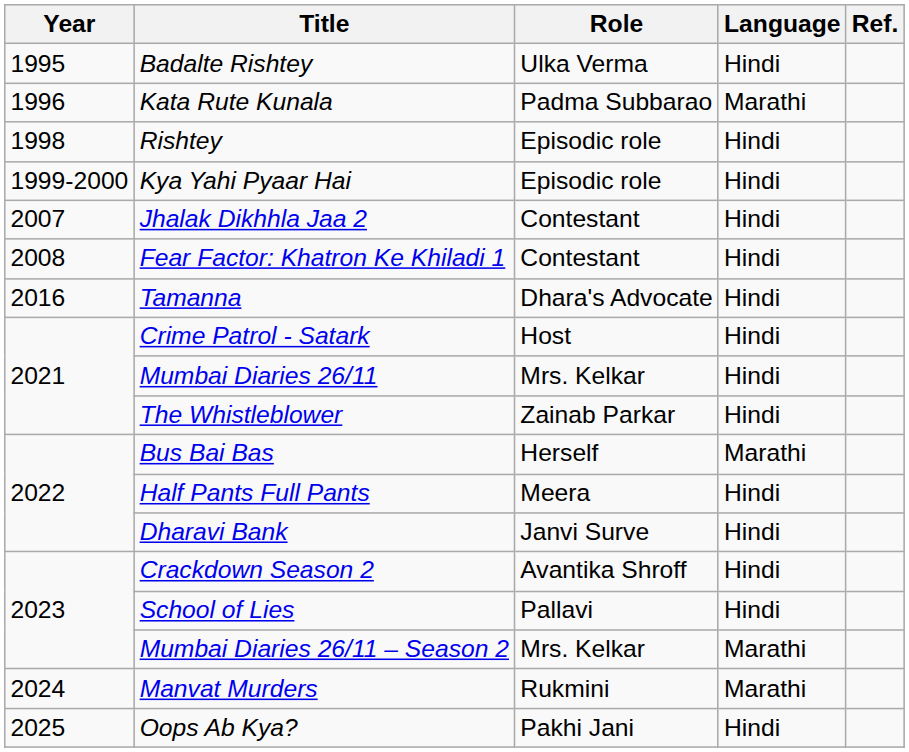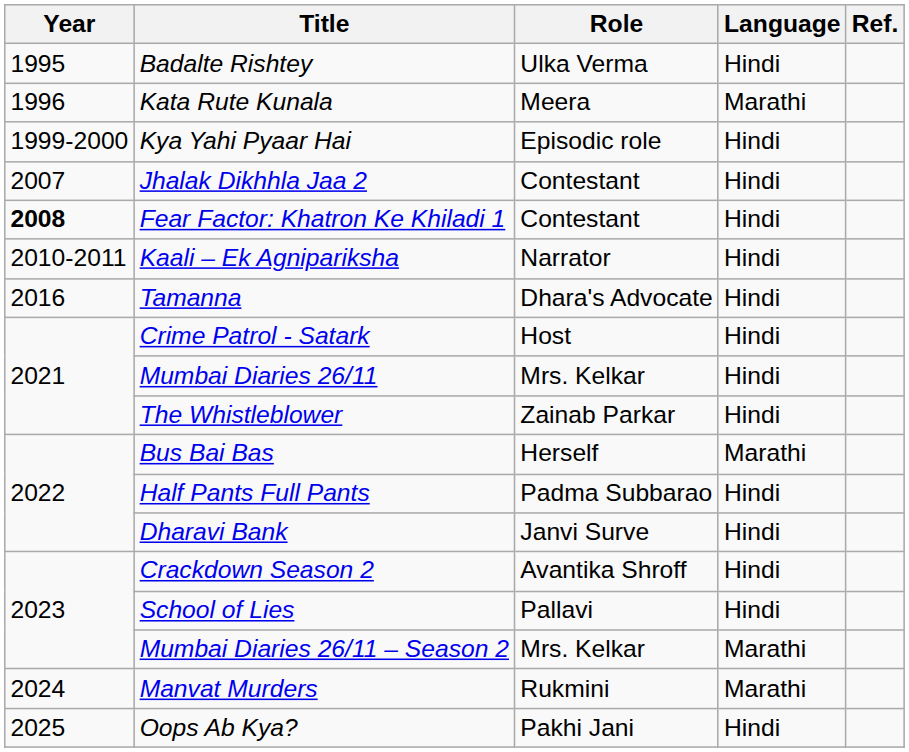(616, 102) Padma Subbarao -> (555, 102) Meera
- row: (181, 141)
(38, 258) normal -> (38, 219) bold
+ row: (269, 258)
(555, 492) Meera -> (616, 492) Padma Subbarao
